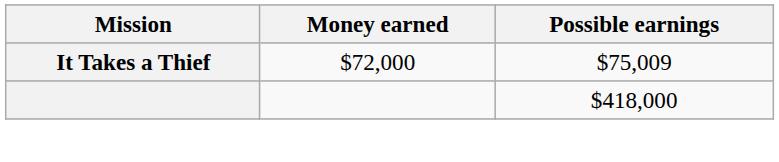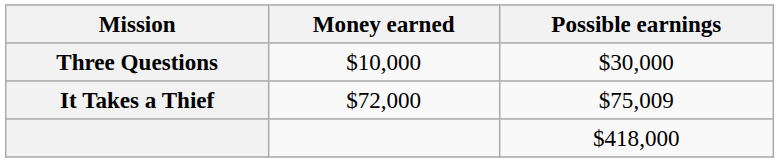+ row: (137, 61)
